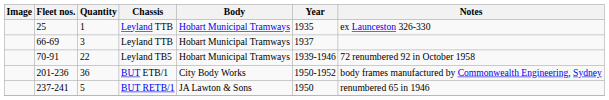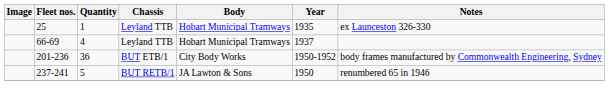(82, 42) 3 -> (82, 42) 4
- row: (48, 57)
